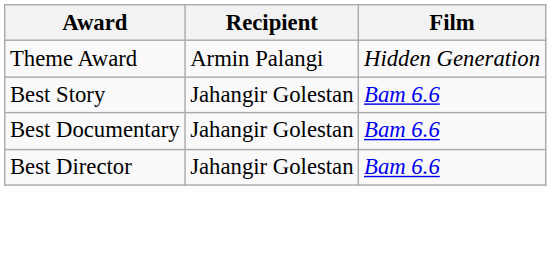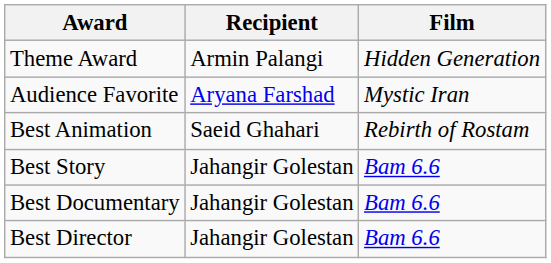+ row: (94, 94)
+ row: (81, 130)
